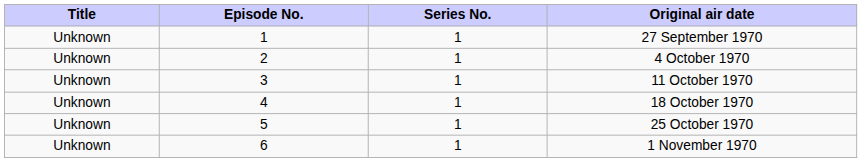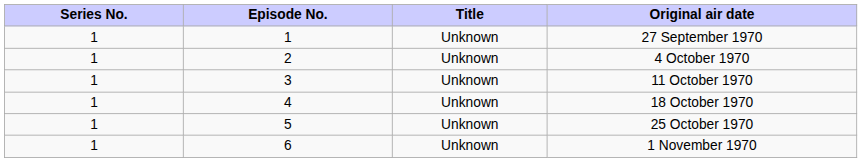columns swapped: (458, 15) <-> (82, 15)
